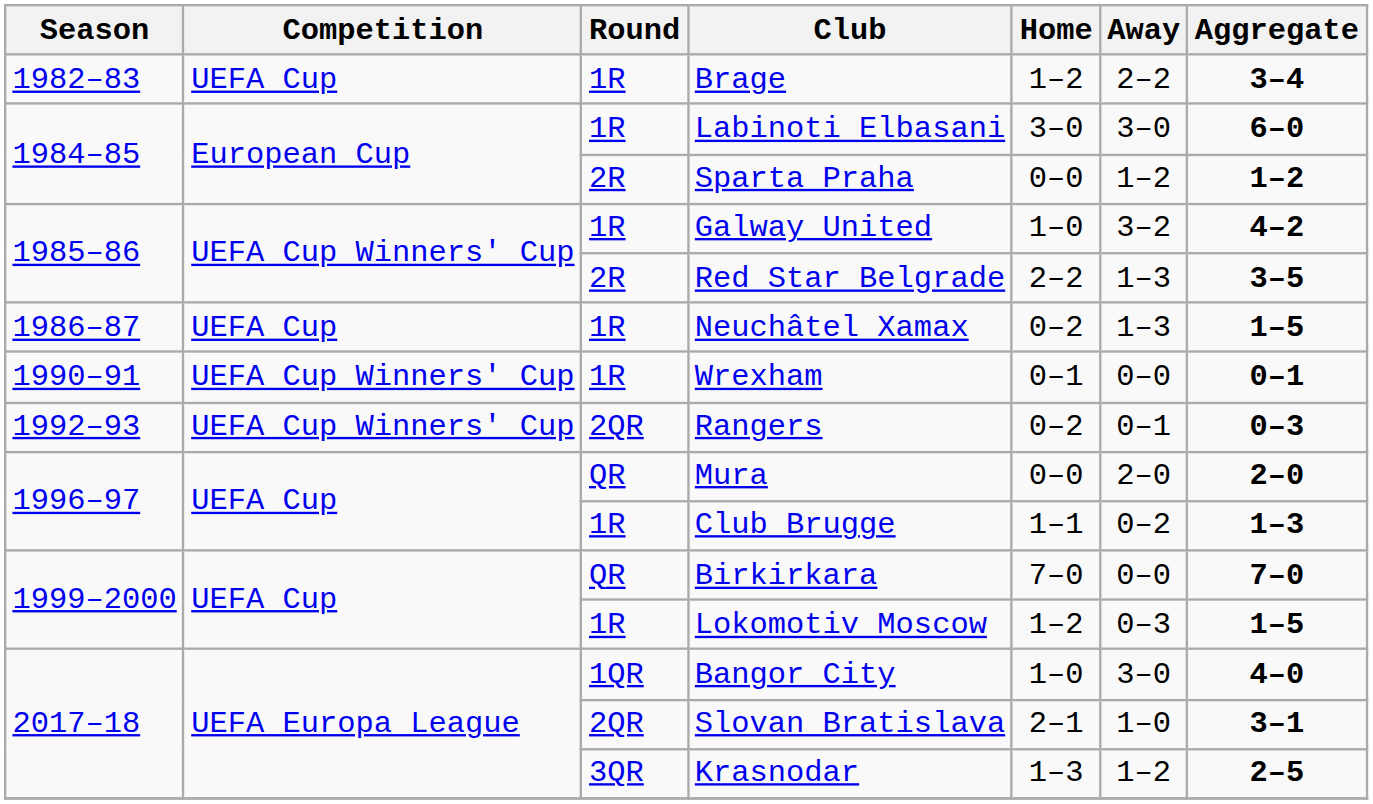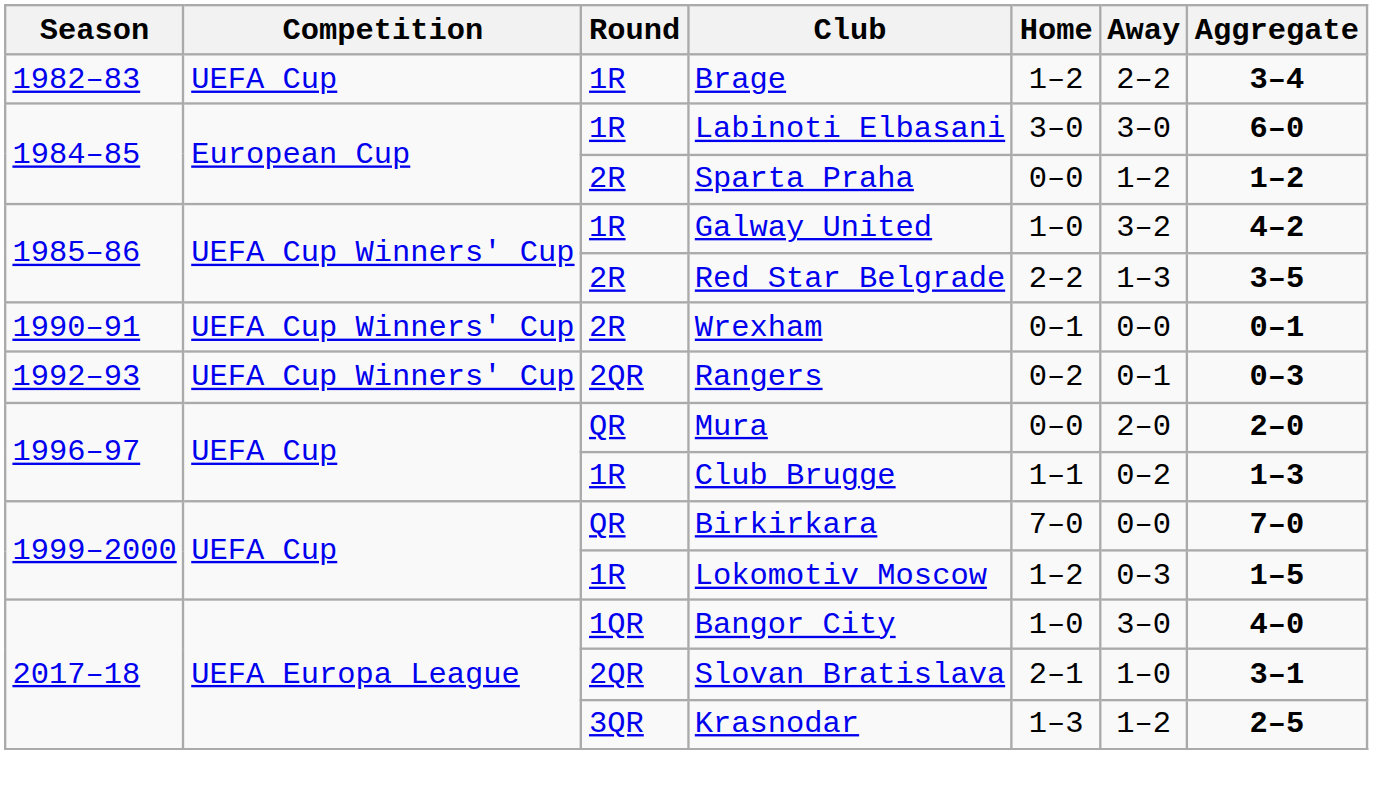- row: (832, 327)
(607, 377) 1R -> (607, 327) 2R
